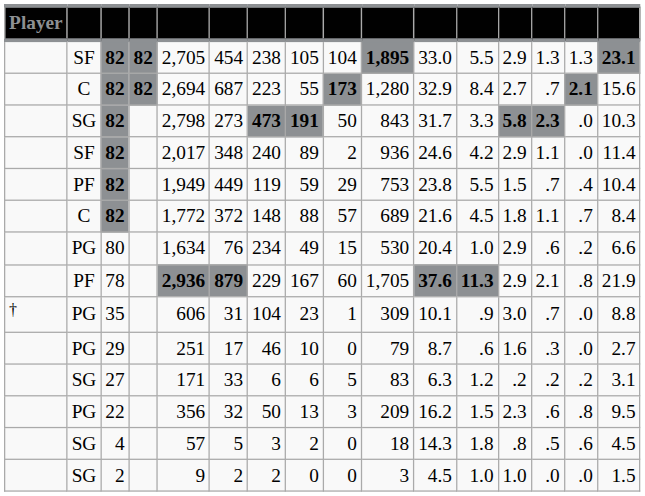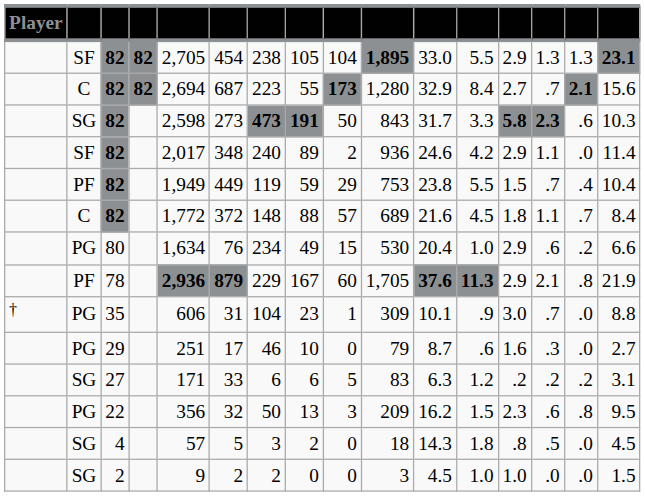(183, 121) 2,798 -> (183, 121) 2,598
(586, 121) .0 -> (586, 121) .6
(586, 443) .6 -> (586, 443) .0
